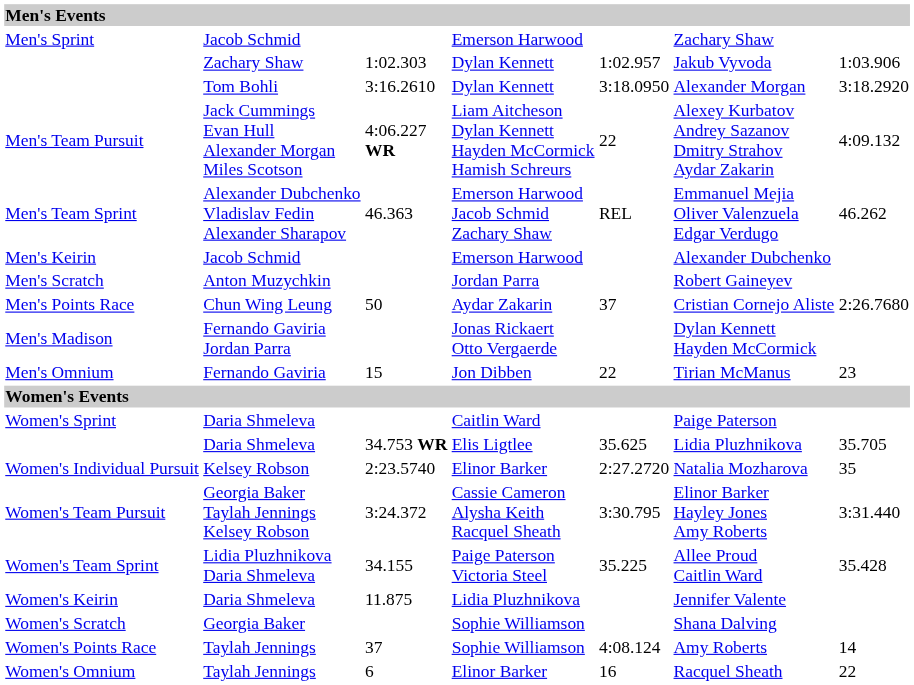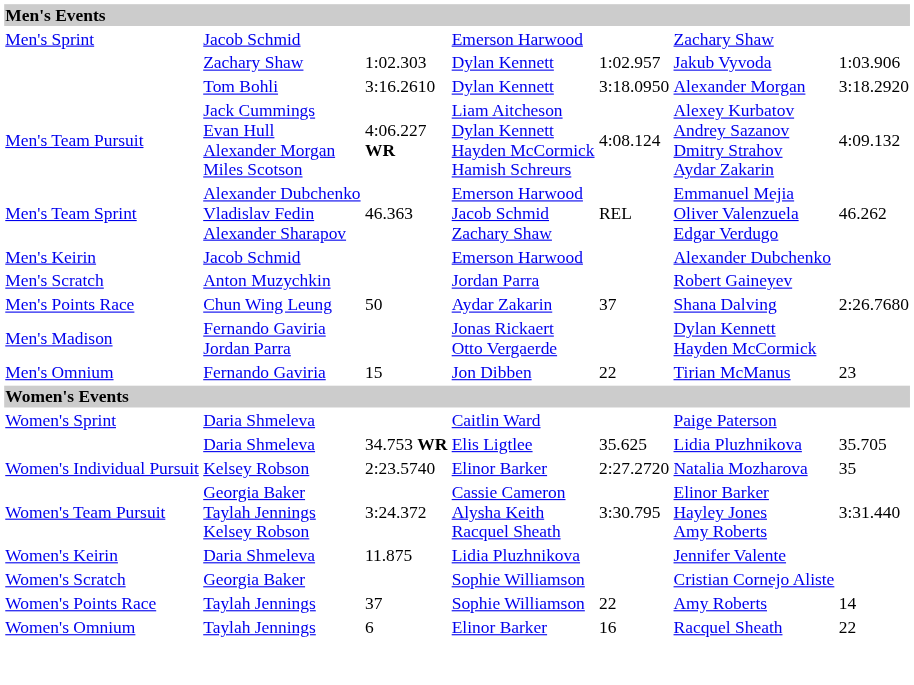(608, 140) 22 -> (630, 140) 4:08.124
(754, 304) Cristian Cornejo Aliste -> (725, 304) Shana Dalving
- row: (82, 565)
(725, 623) Shana Dalving -> (754, 579) Cristian Cornejo Aliste
(630, 647) 4:08.124 -> (608, 603) 22
